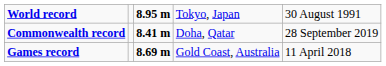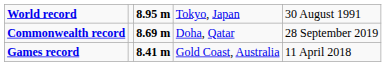(153, 33) 8.41 m -> (153, 33) 8.69 m
(153, 52) 8.69 m -> (153, 52) 8.41 m
